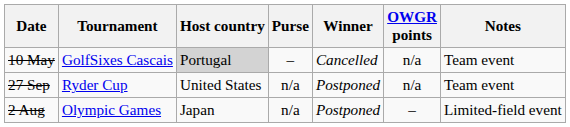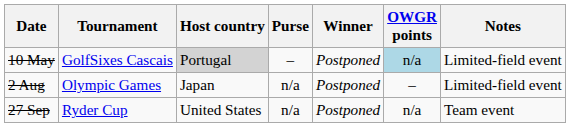(347, 60) Cancelled -> (348, 60) Postponed
(412, 60) no background -> (412, 60) lightblue background
(479, 60) Team event -> (503, 60) Limited-field event
rows swapped: (26, 110) <-> (29, 85)
